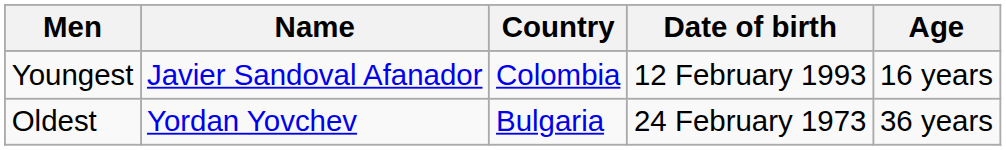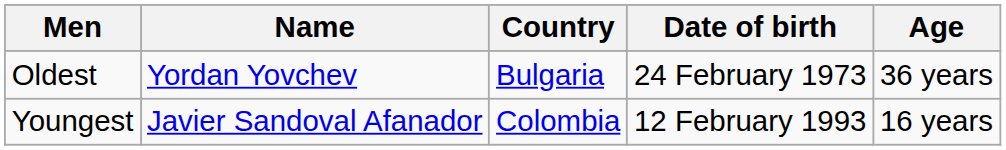rows swapped: (73, 74) <-> (54, 121)
